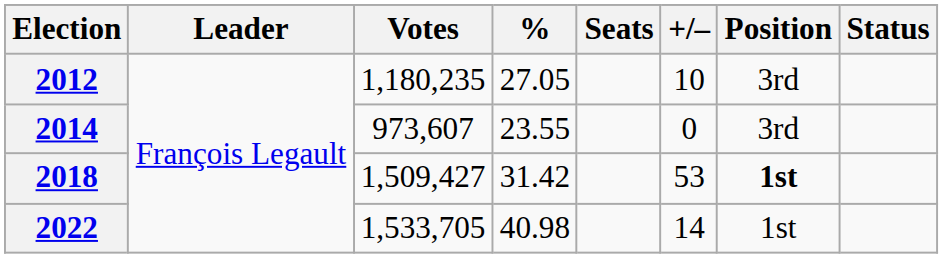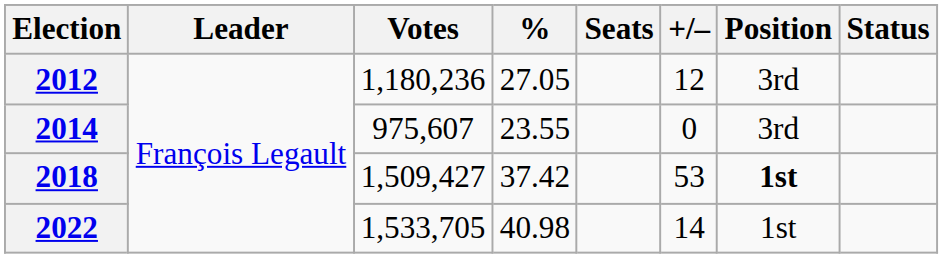(423, 78) 1,180,235 -> (423, 78) 1,180,236
(689, 78) 10 -> (689, 78) 12
(423, 128) 973,607 -> (423, 128) 975,607
(535, 177) 31.42 -> (535, 177) 37.42
